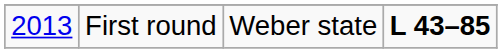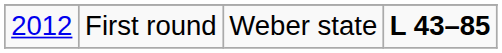(42, 26) 2013 -> (42, 26) 2012
